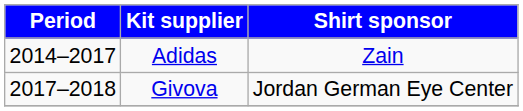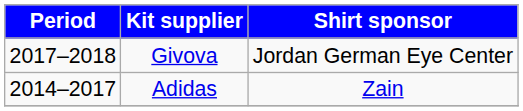rows swapped: (184, 55) <-> (184, 88)
